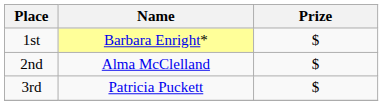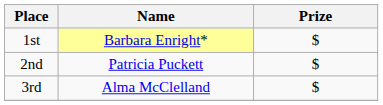(156, 64) Alma McClelland -> (156, 64) Patricia Puckett
(156, 87) Patricia Puckett -> (156, 87) Alma McClelland
